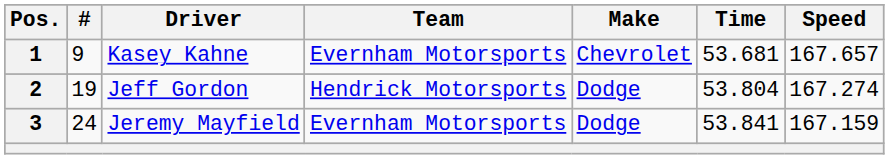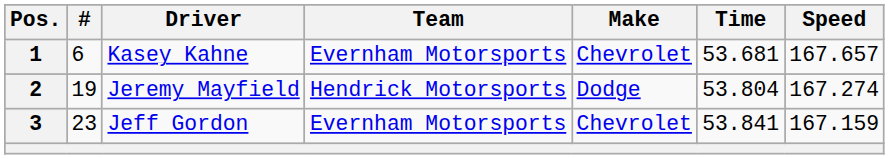(78, 57) 9 -> (78, 57) 6
(178, 91) Jeff Gordon -> (204, 91) Jeremy Mayfield
(84, 126) 24 -> (84, 126) 23
(204, 126) Jeremy Mayfield -> (178, 126) Jeff Gordon
(609, 126) Dodge -> (634, 126) Chevrolet
